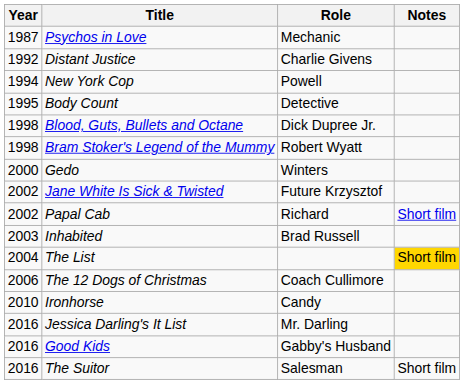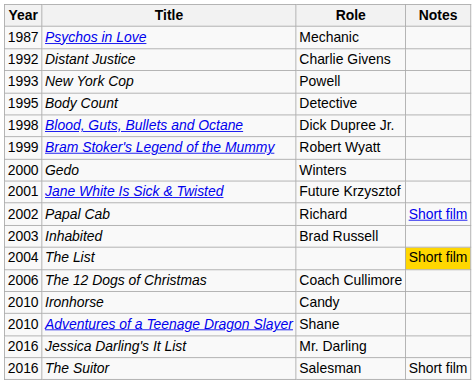(23, 81) 1994 -> (23, 81) 1993
(23, 147) 1998 -> (23, 147) 1999
(23, 192) 2002 -> (23, 192) 2001
+ row: (169, 324)
- row: (78, 346)
